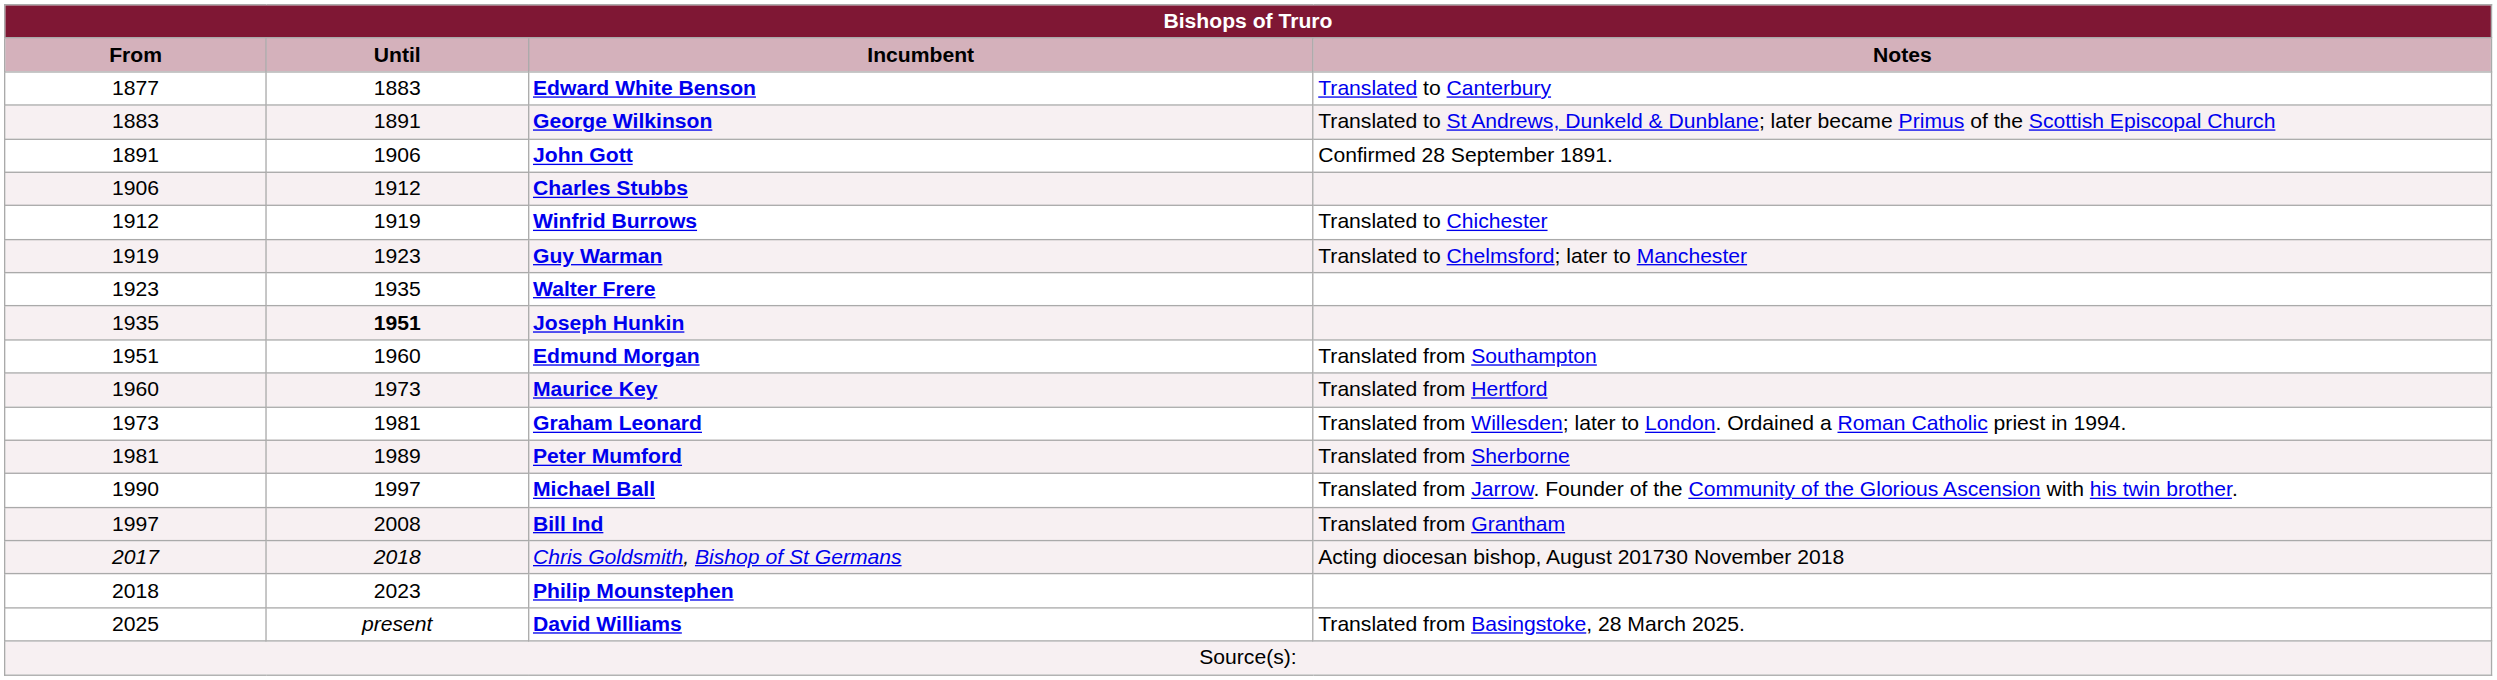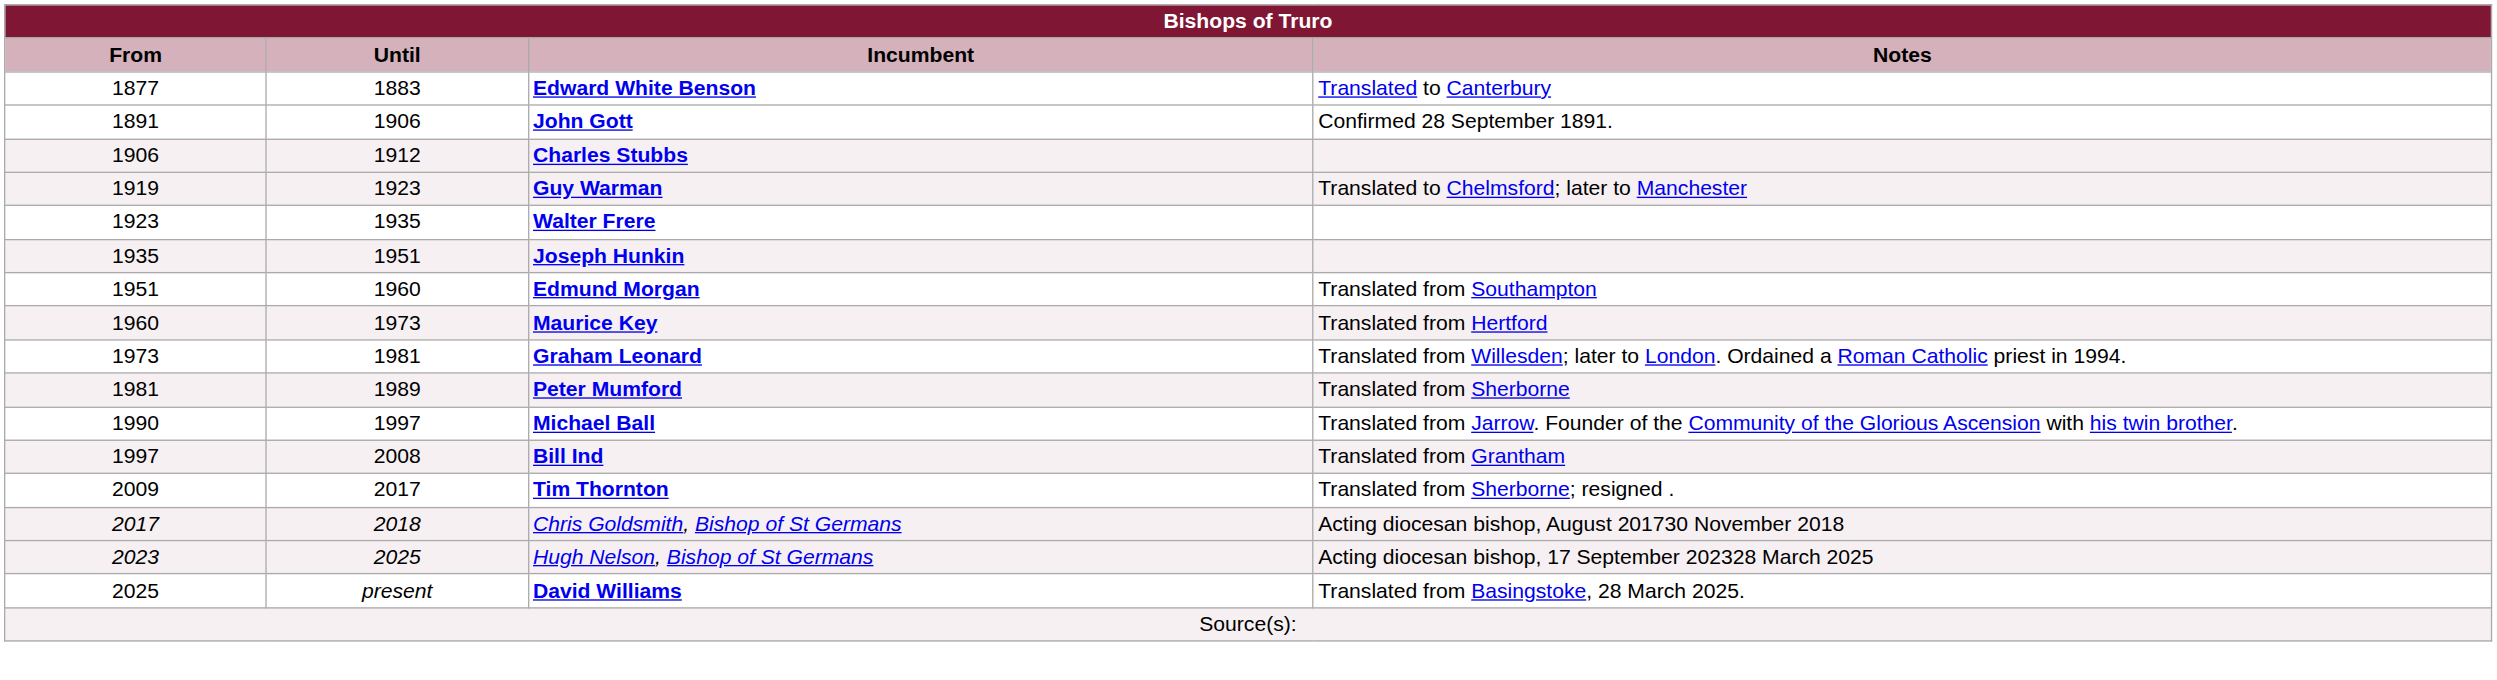- row: (623, 121)
- row: (615, 222)
(397, 322) bold -> (397, 255) normal
+ row: (601, 490)
- row: (633, 590)
+ row: (703, 557)
